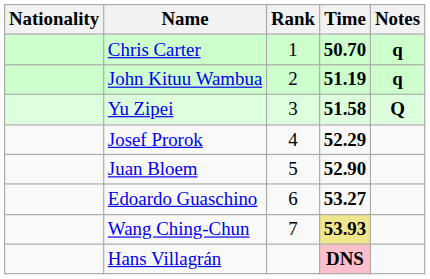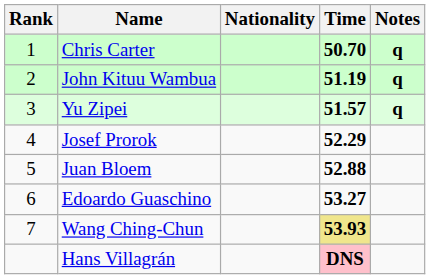columns swapped: (293, 19) <-> (54, 19)
(345, 109) 51.58 -> (345, 109) 51.57
(397, 109) Q -> (397, 109) q
(345, 169) 52.90 -> (345, 169) 52.88
